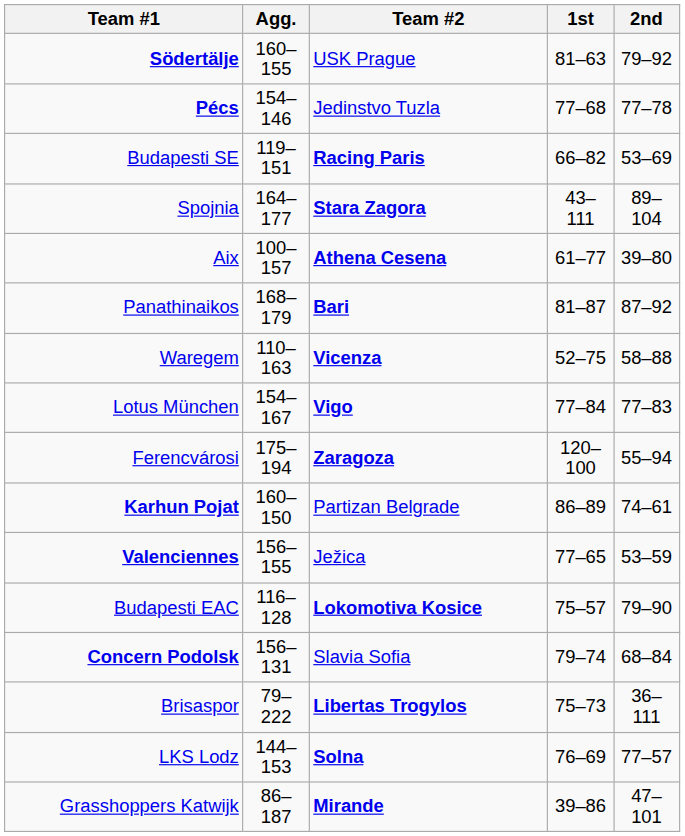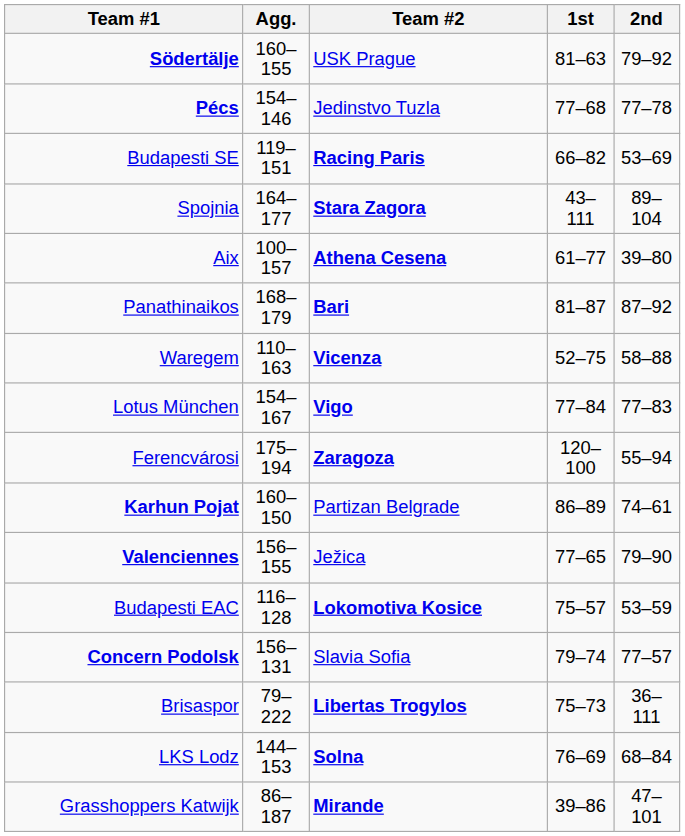(646, 557) 53–59 -> (646, 557) 79–90
(646, 607) 79–90 -> (646, 607) 53–59
(646, 657) 68–84 -> (646, 657) 77–57
(646, 756) 77–57 -> (646, 756) 68–84
